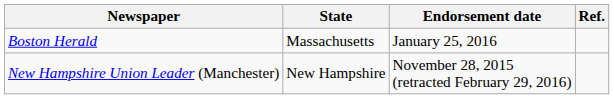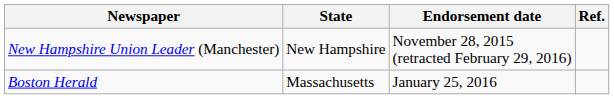rows swapped: (144, 73) <-> (53, 40)
